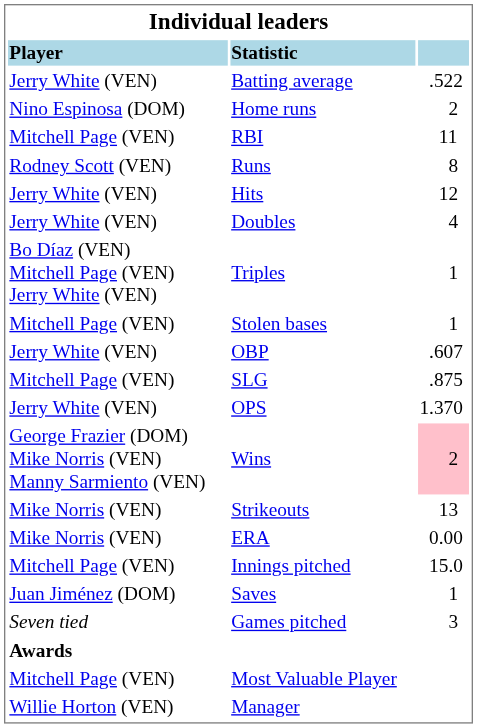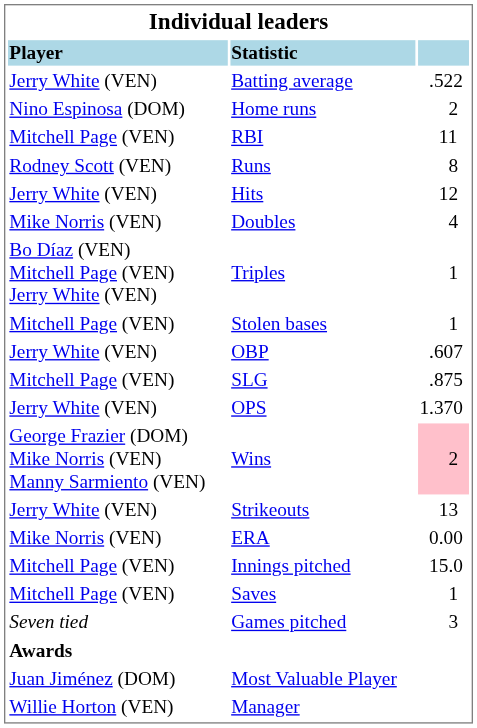(83, 221) Jerry White (VEN) -> (85, 221) Mike Norris (VEN)
(85, 509) Mike Norris (VEN) -> (83, 509) Jerry White (VEN)
(92, 594) Juan Jiménez (DOM) -> (92, 594) Mitchell Page (VEN)
(92, 678) Mitchell Page (VEN) -> (92, 678) Juan Jiménez (DOM)
